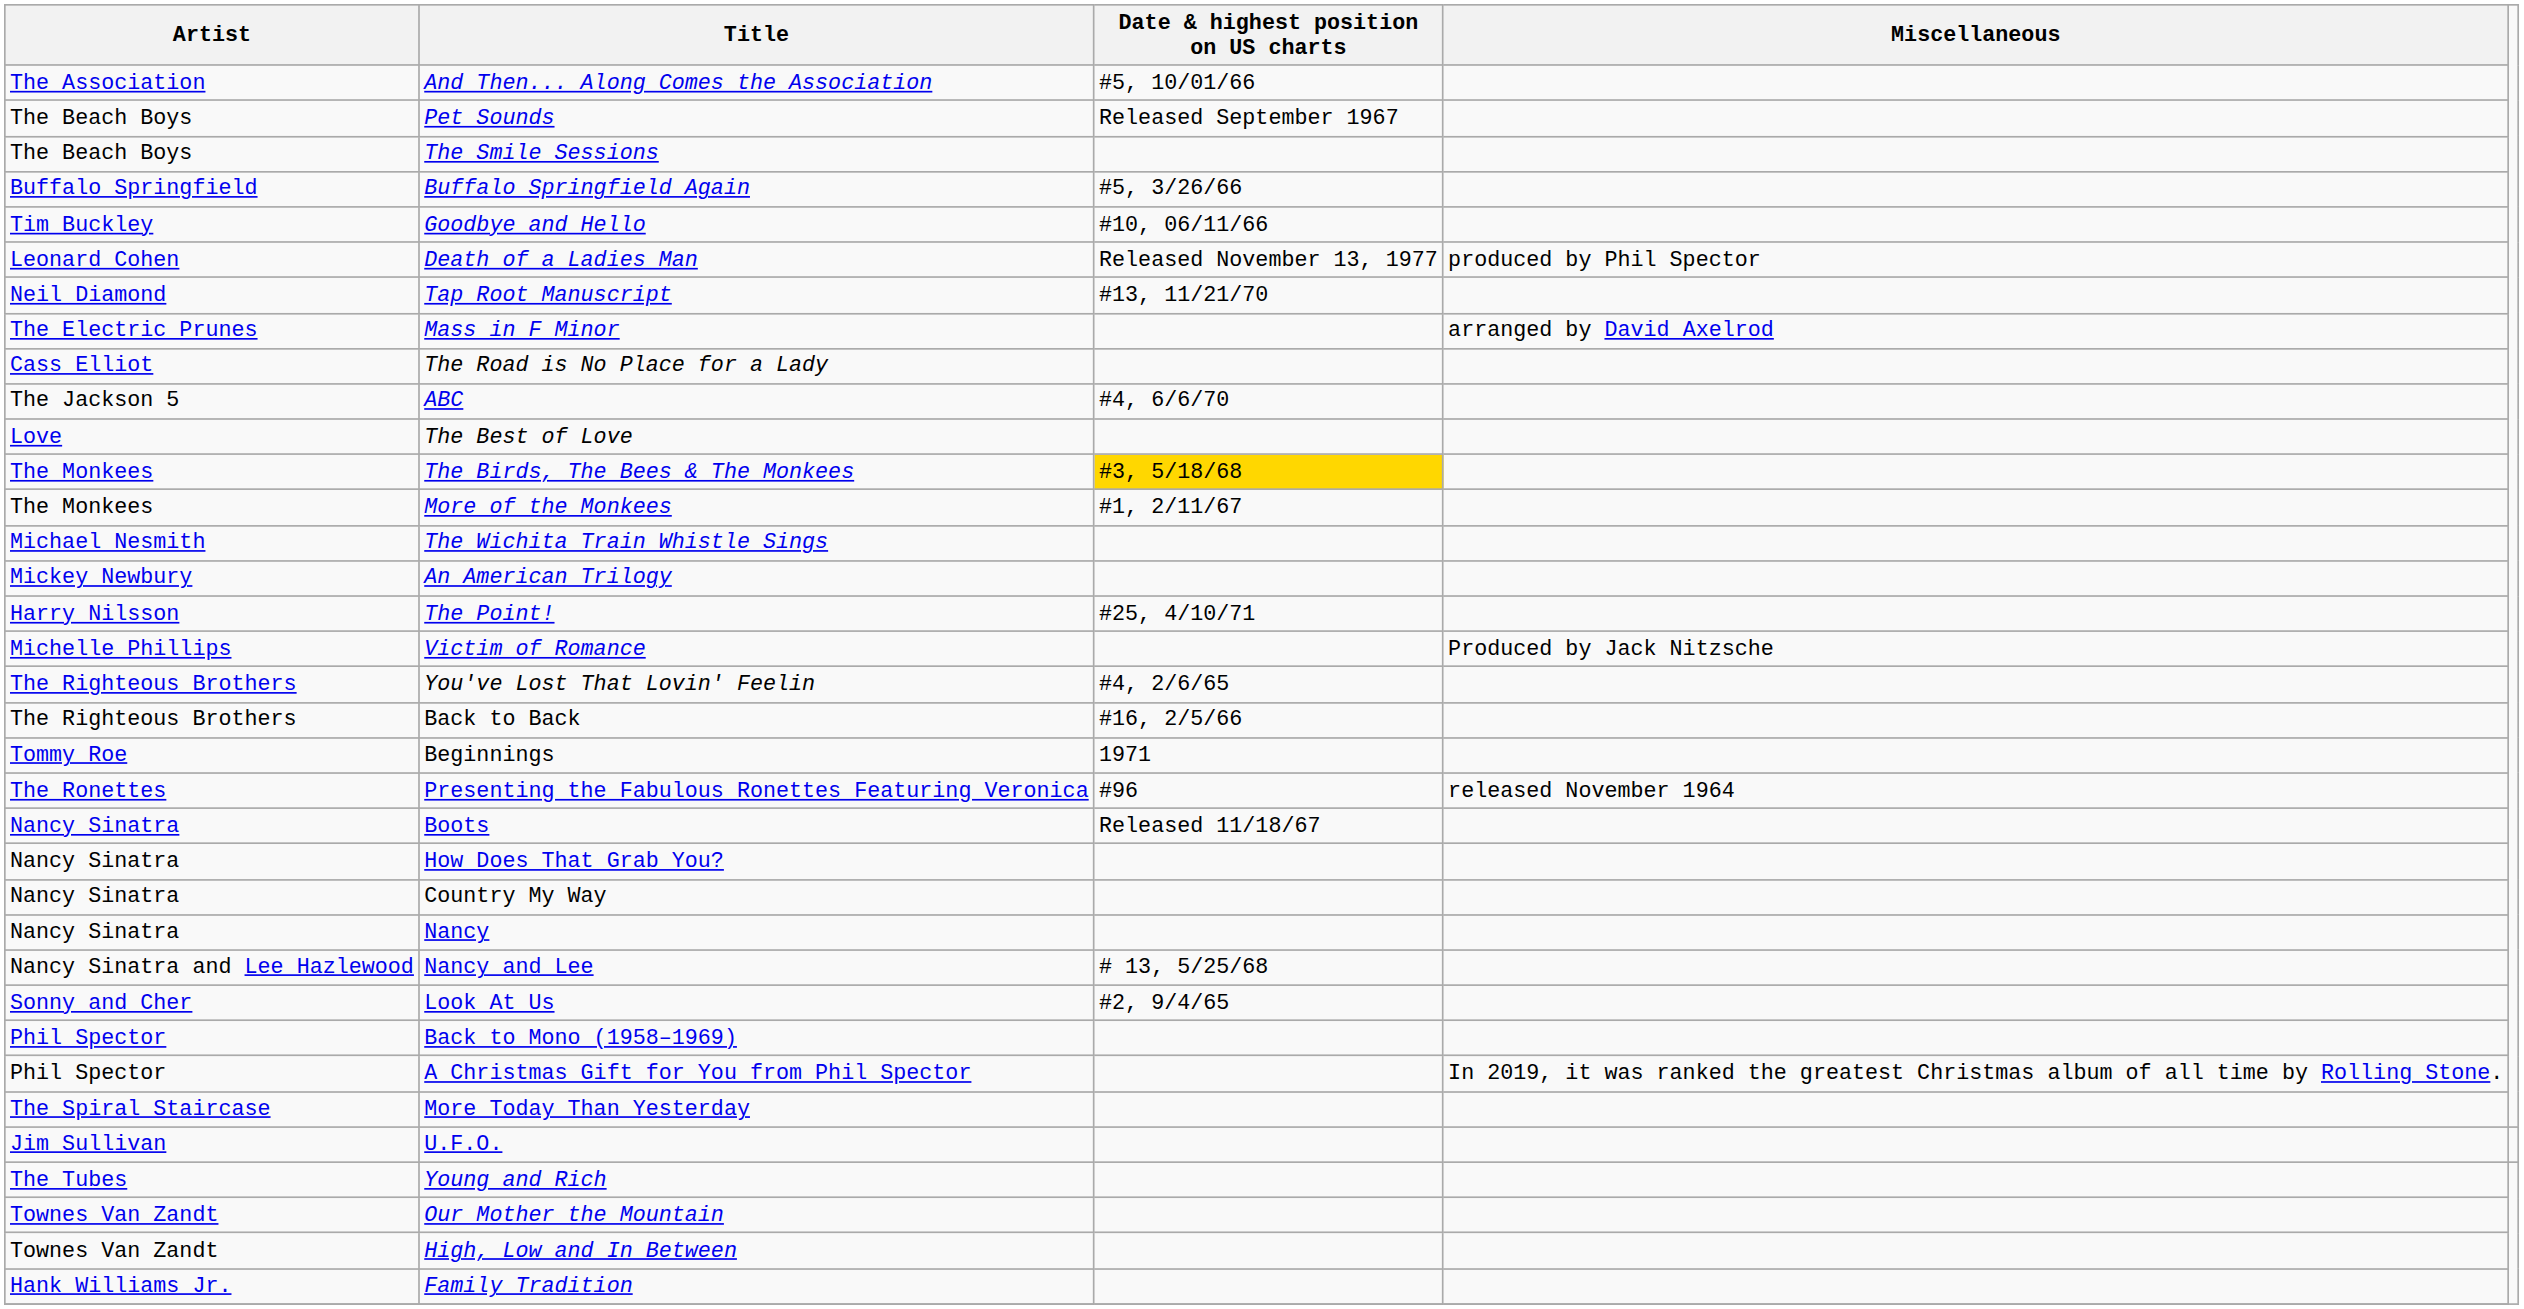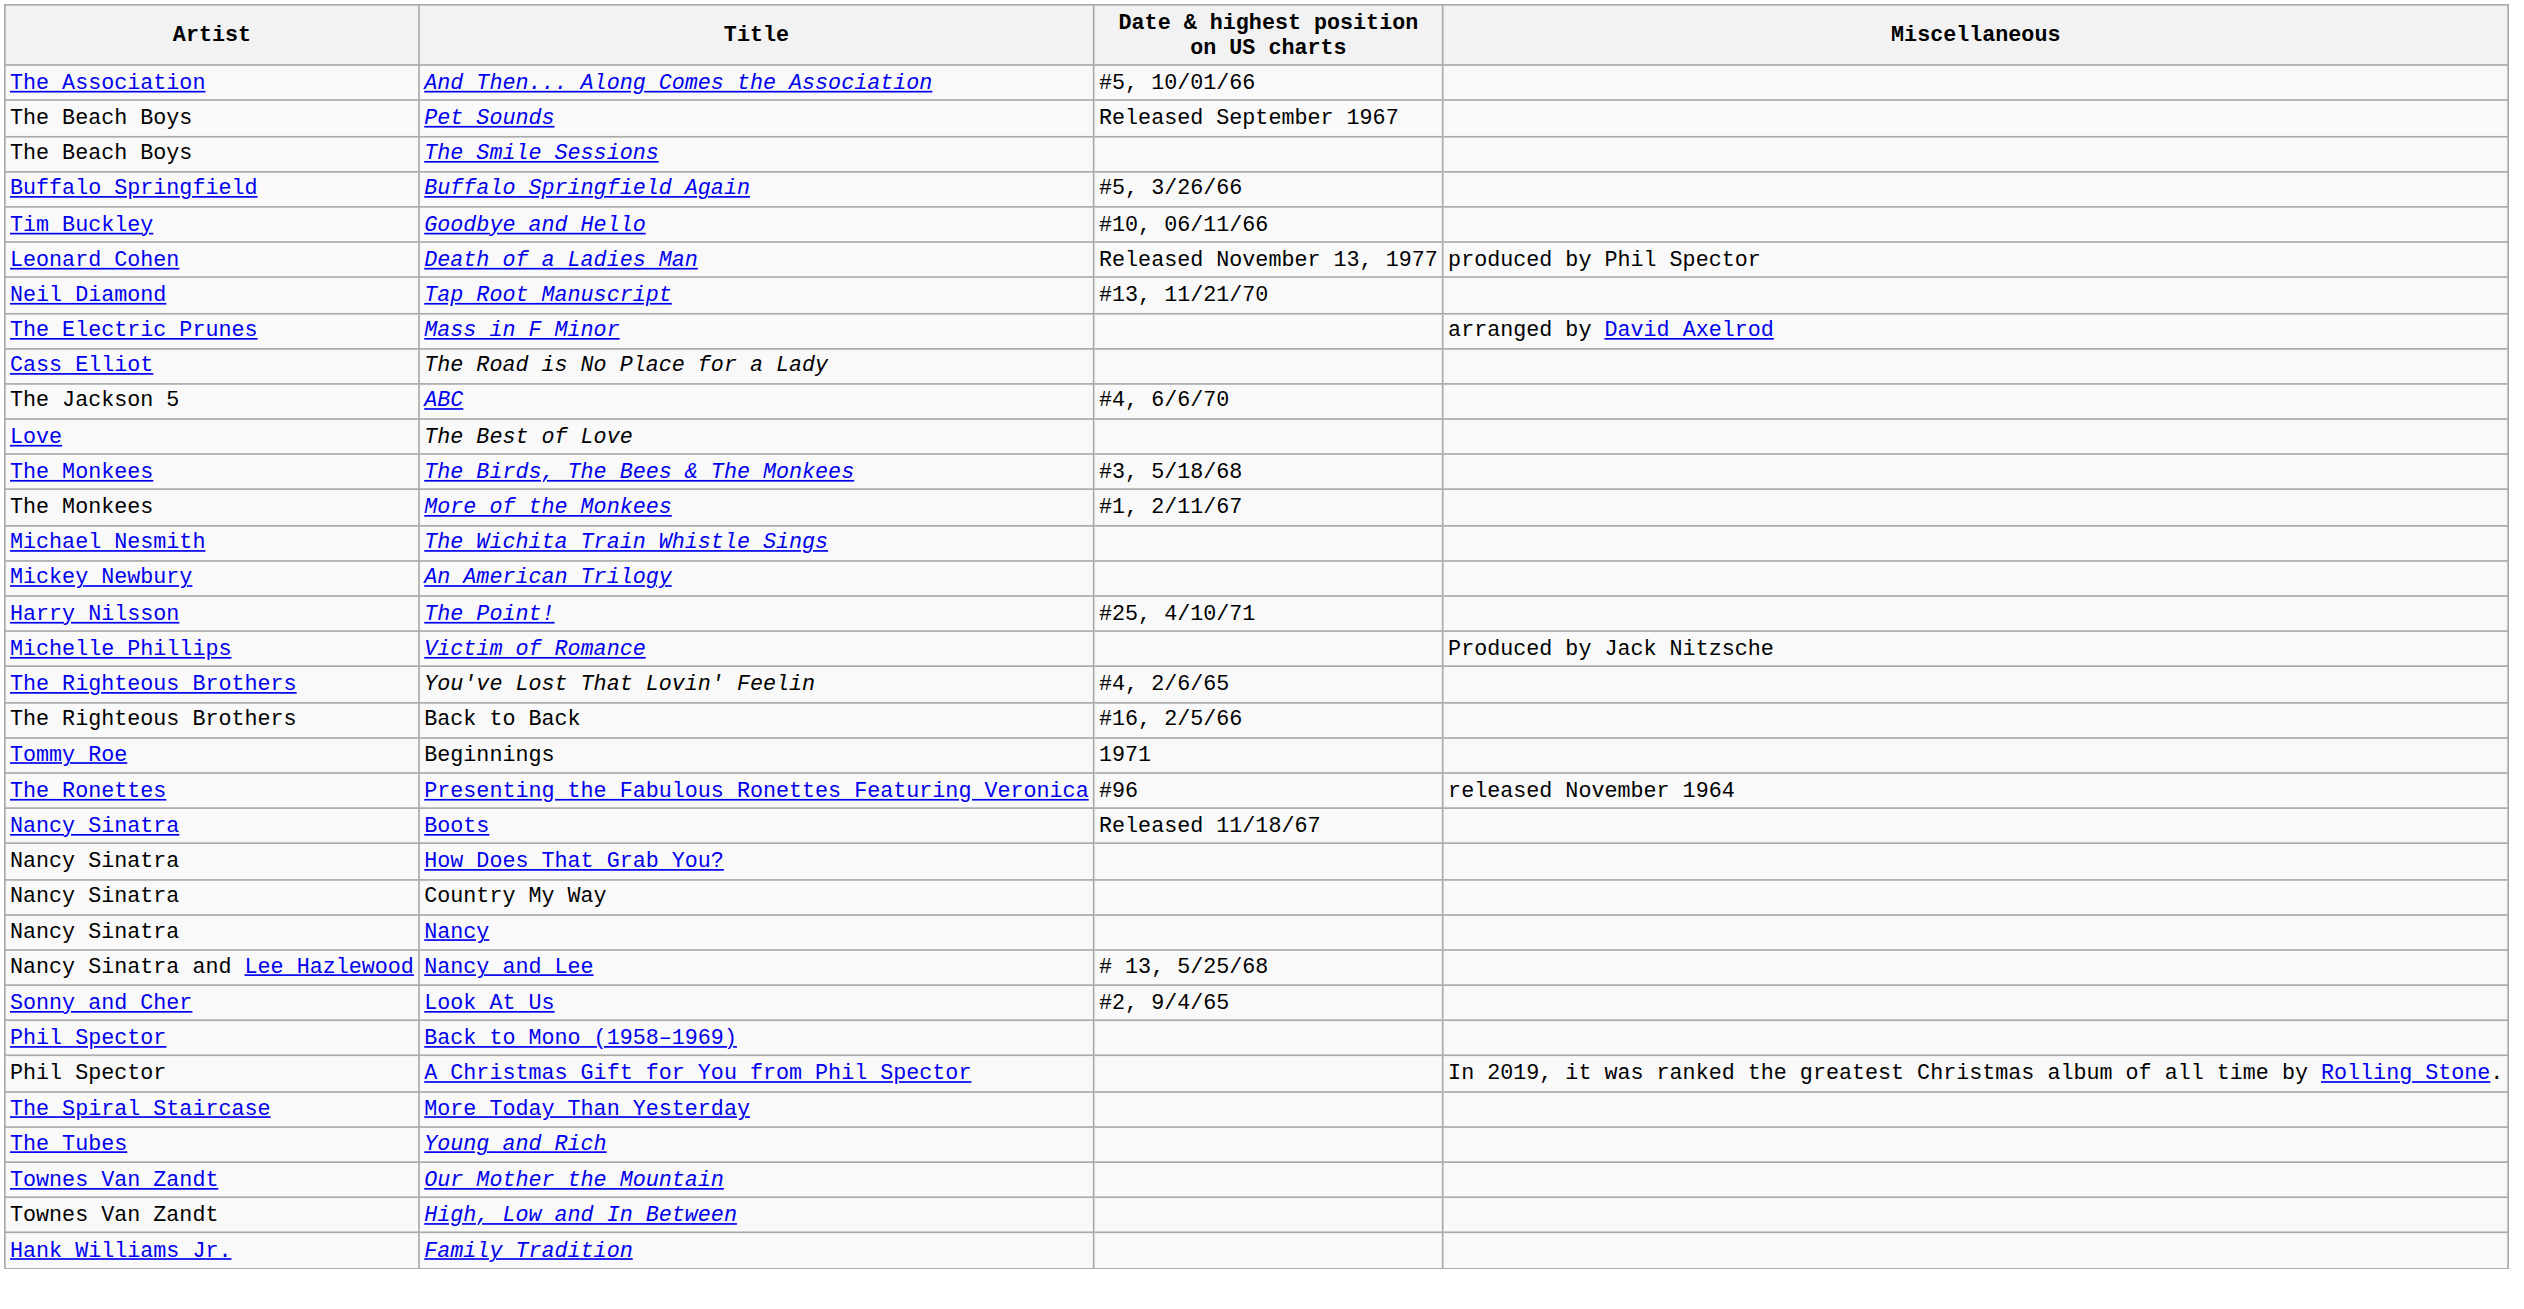(1171, 472) gold background -> (1171, 472) no background
- row: (463, 1144)
